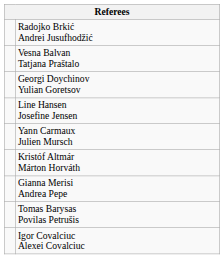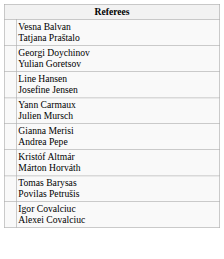- row: (55, 32)
rows swapped: (49, 162) <-> (45, 188)
